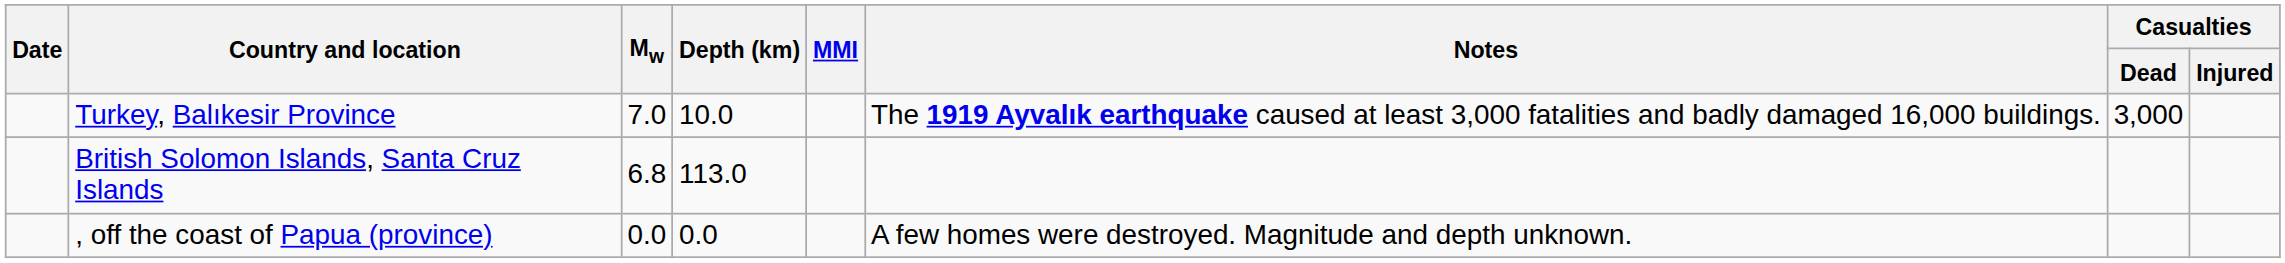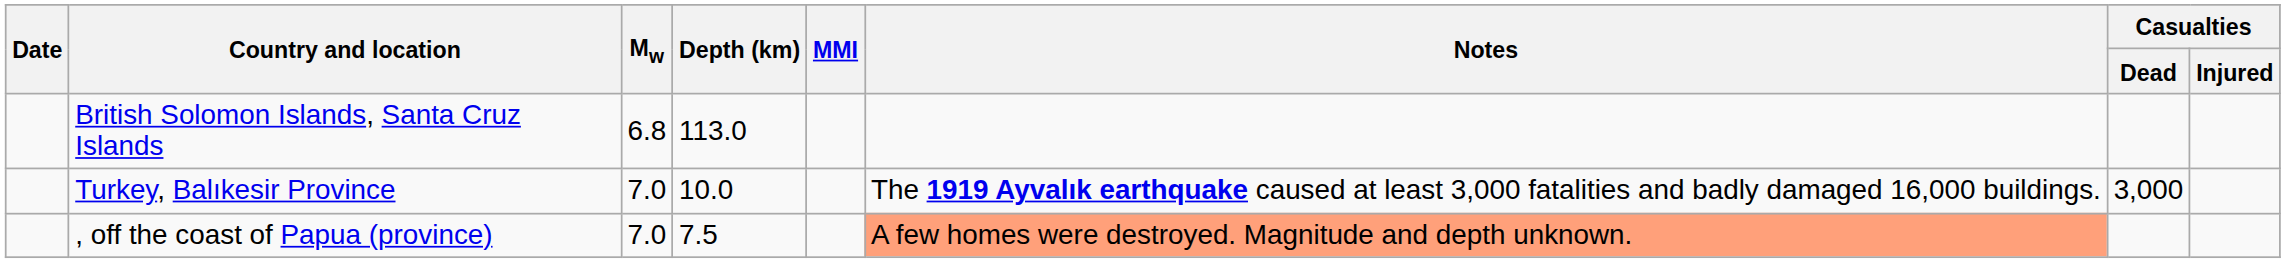rows swapped: (235, 114) <-> (298, 174)
(647, 234) 0.0 -> (647, 234) 7.0
(698, 234) 0.0 -> (698, 234) 7.5
(1252, 234) no background -> (1252, 234) lightsalmon background
